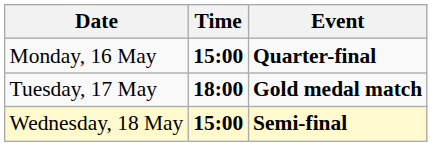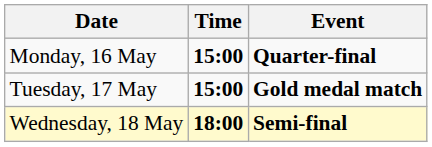(218, 89) 18:00 -> (218, 89) 15:00
(218, 123) 15:00 -> (218, 123) 18:00
